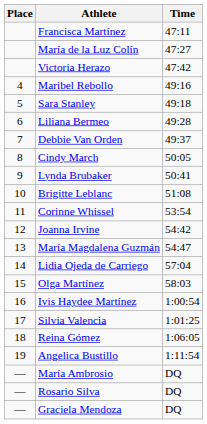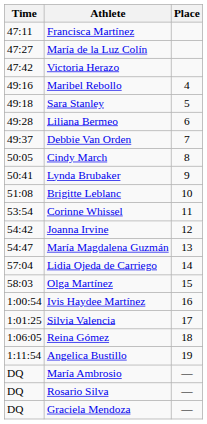columns swapped: (20, 13) <-> (182, 13)
